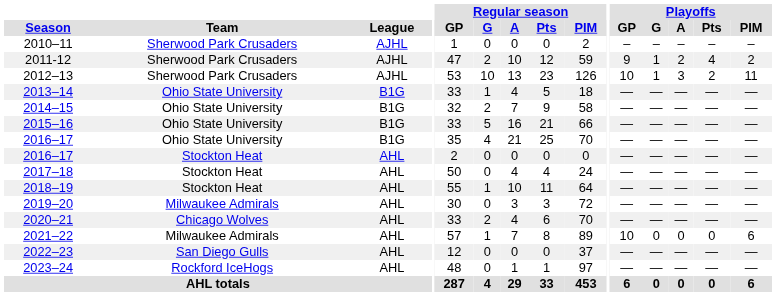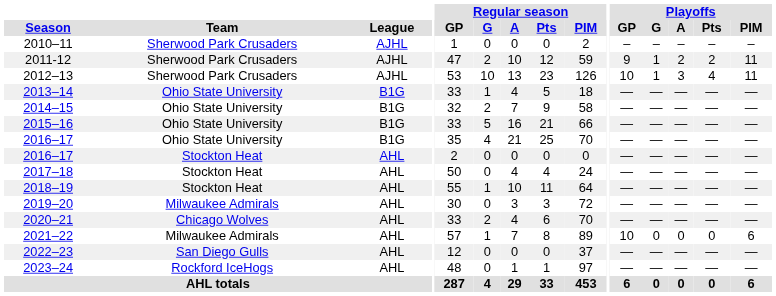(712, 60) 4 -> (712, 60) 2
(751, 60) 2 -> (751, 60) 11
(712, 76) 2 -> (712, 76) 4
